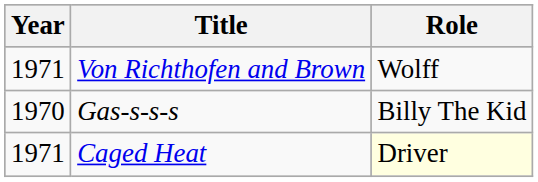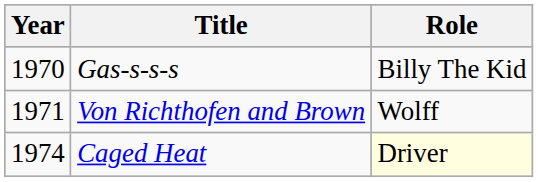rows swapped: (128, 111) <-> (221, 68)
(38, 153) 1971 -> (38, 153) 1974
